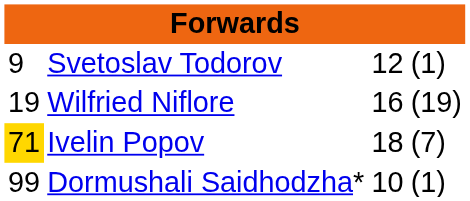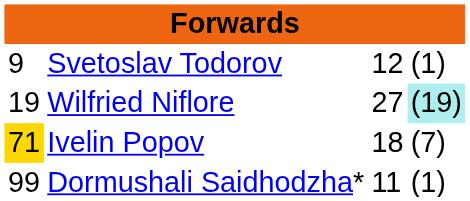(387, 102) 16 -> (387, 102) 27
(436, 102) no background -> (436, 102) paleturquoise background
(387, 182) 10 -> (386, 182) 11
